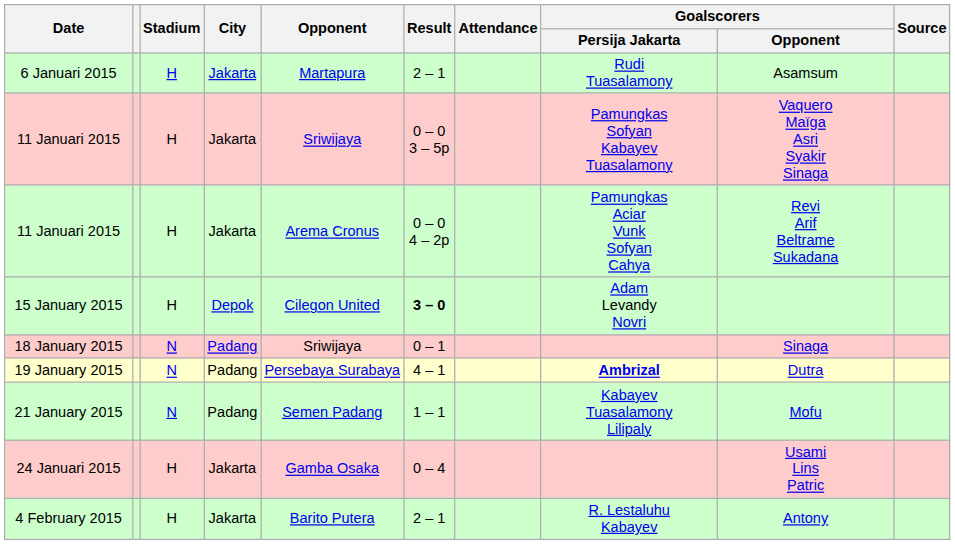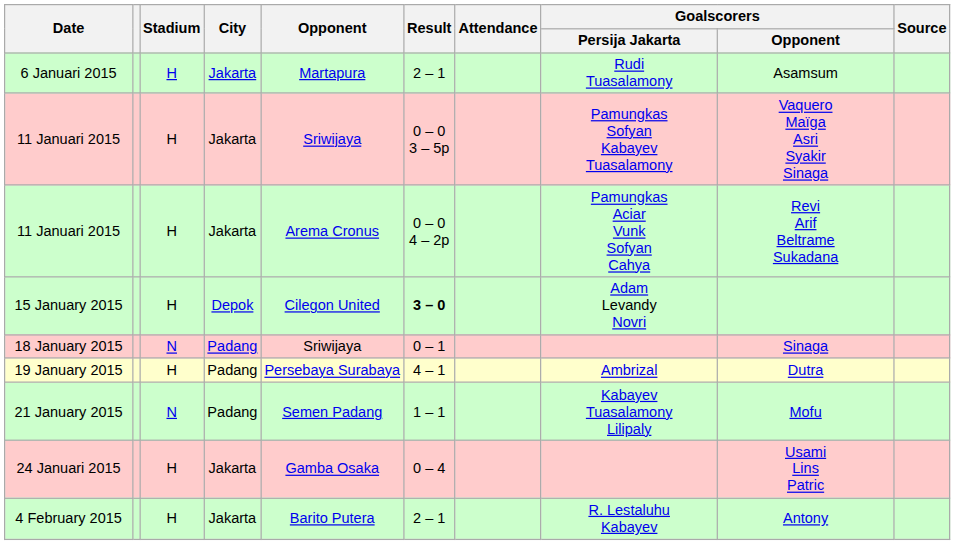(172, 370) N -> (172, 370) H
(629, 370) bold -> (629, 370) normal
